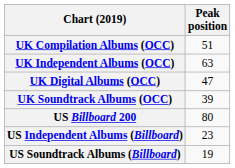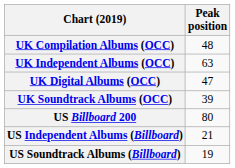(208, 44) 51 -> (208, 44) 48
(208, 136) 23 -> (208, 136) 21
